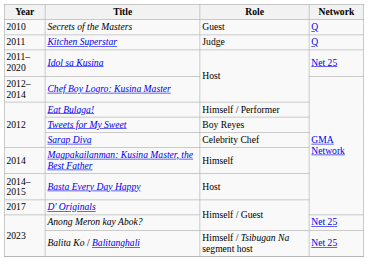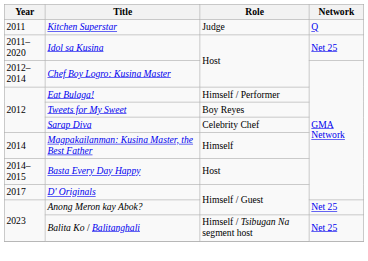- row: (90, 27)
